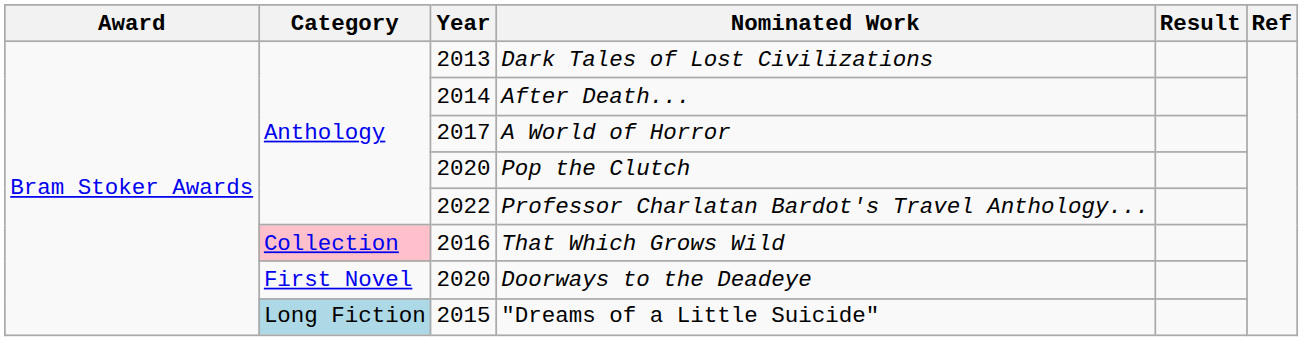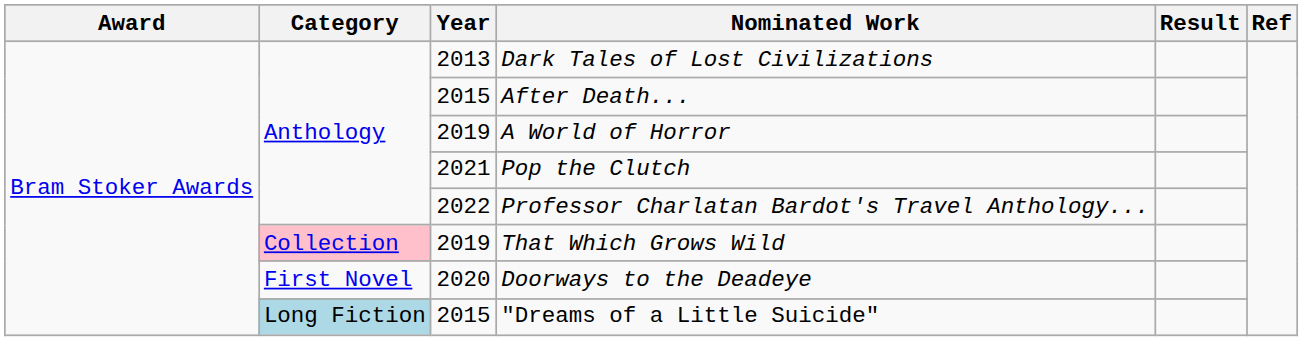(464, 97) 2014 -> (464, 97) 2015
(464, 133) 2017 -> (464, 133) 2019
(464, 170) 2020 -> (464, 170) 2021
(464, 243) 2016 -> (464, 243) 2019
